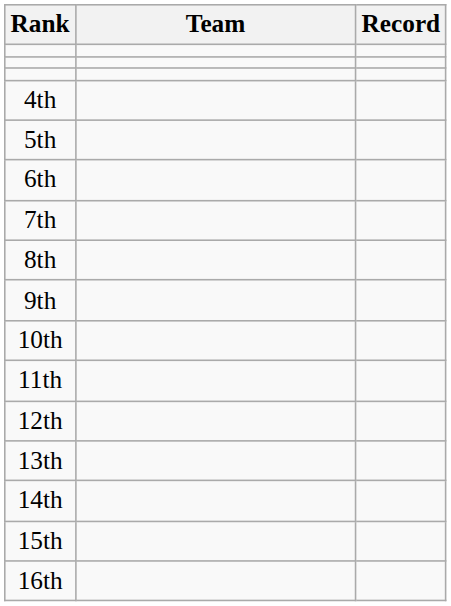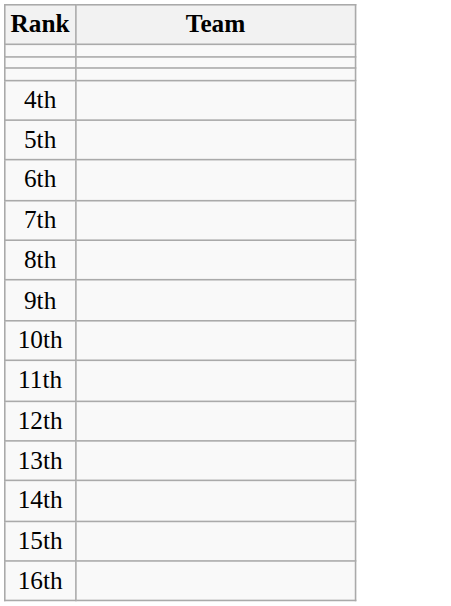- column: (401, 24)
